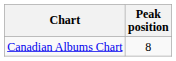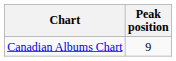(148, 46) 8 -> (148, 46) 9
